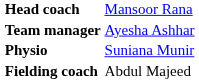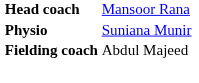- row: (53, 29)
